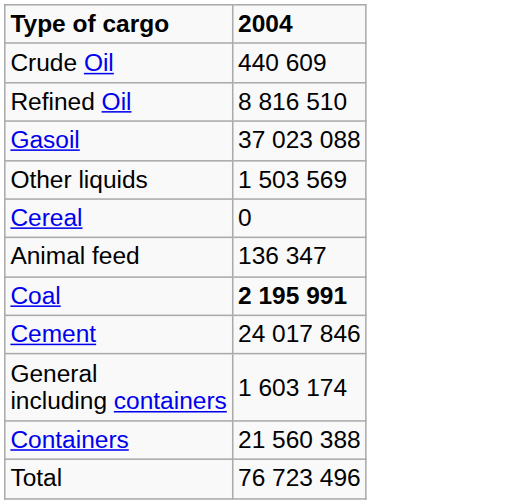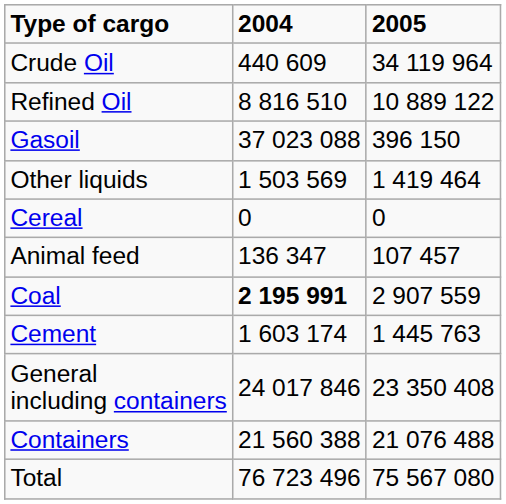+ column: (399, 23)
(299, 334) 24 017 846 -> (293, 334) 1 603 174
(293, 387) 1 603 174 -> (299, 387) 24 017 846
